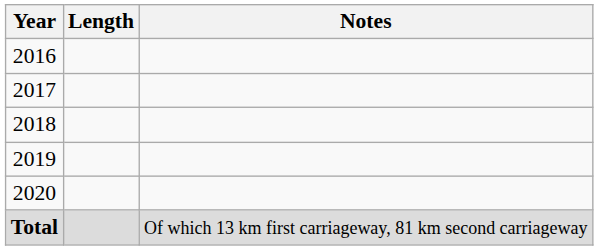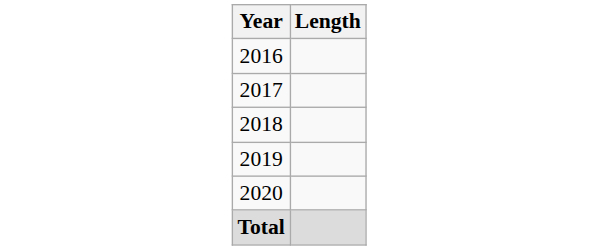- column: (366, 21)
